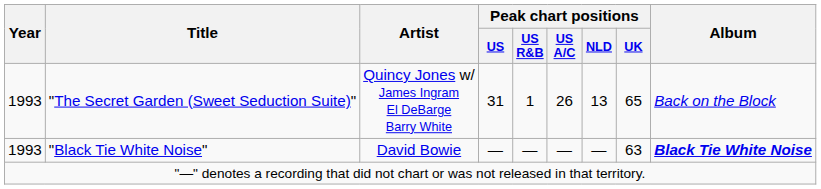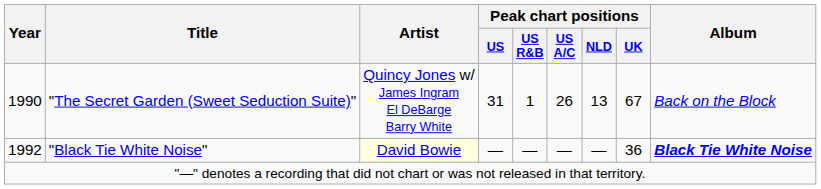(25, 100) 1993 -> (25, 100) 1990
(633, 100) 65 -> (633, 100) 67
(25, 150) 1993 -> (25, 150) 1992
(419, 150) no background -> (419, 150) lightyellow background
(633, 150) 63 -> (633, 150) 36
